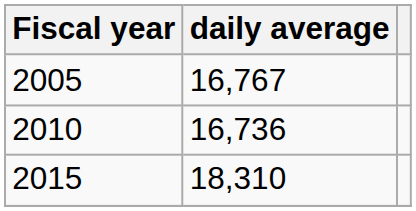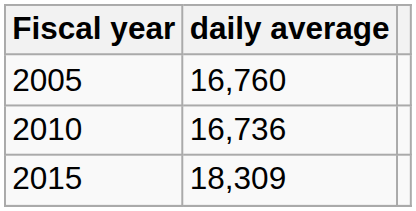(238, 79) 16,767 -> (238, 79) 16,760
(238, 179) 18,310 -> (238, 179) 18,309
